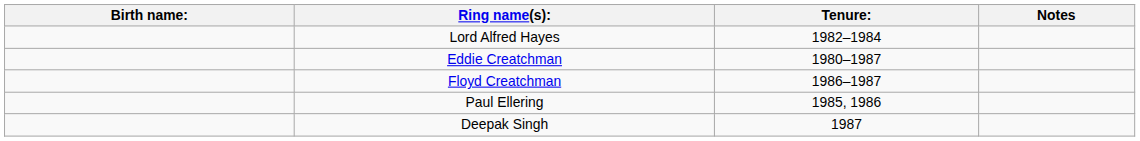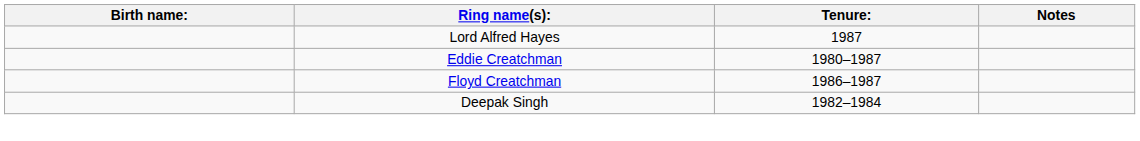(847, 37) 1982–1984 -> (847, 37) 1987
- row: (505, 103)
(847, 124) 1987 -> (847, 103) 1982–1984
